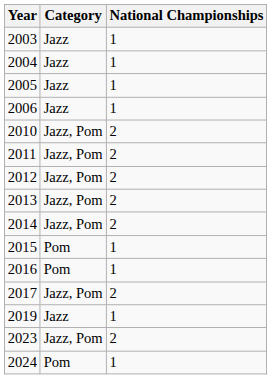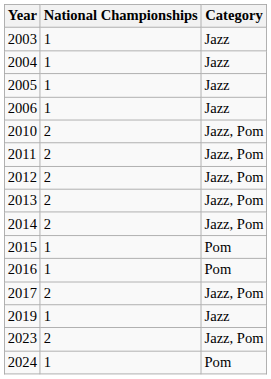columns swapped: (186, 16) <-> (73, 16)
